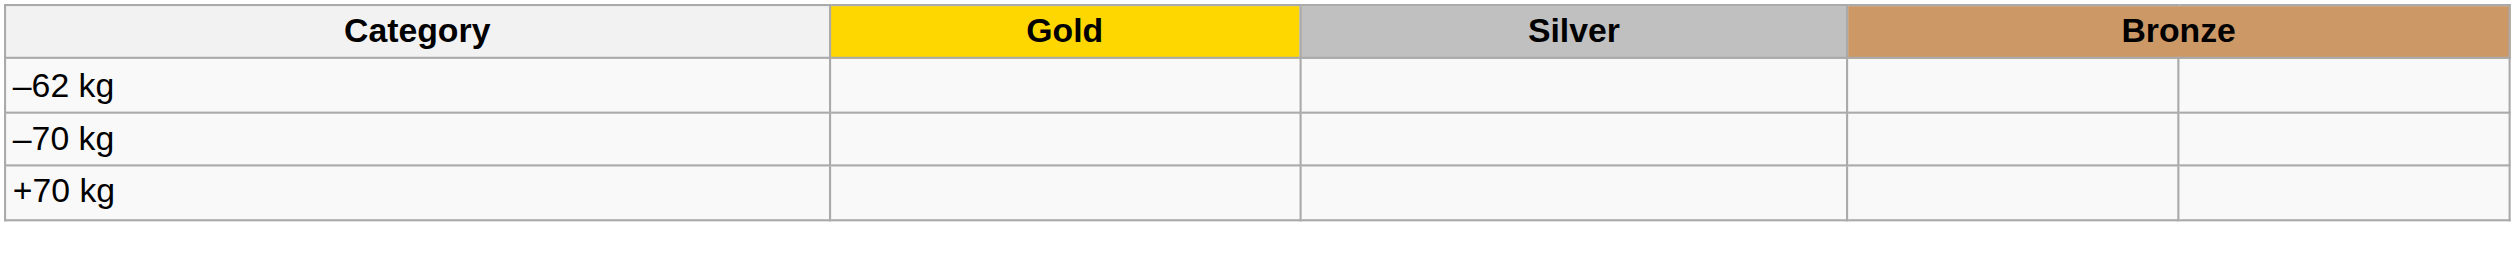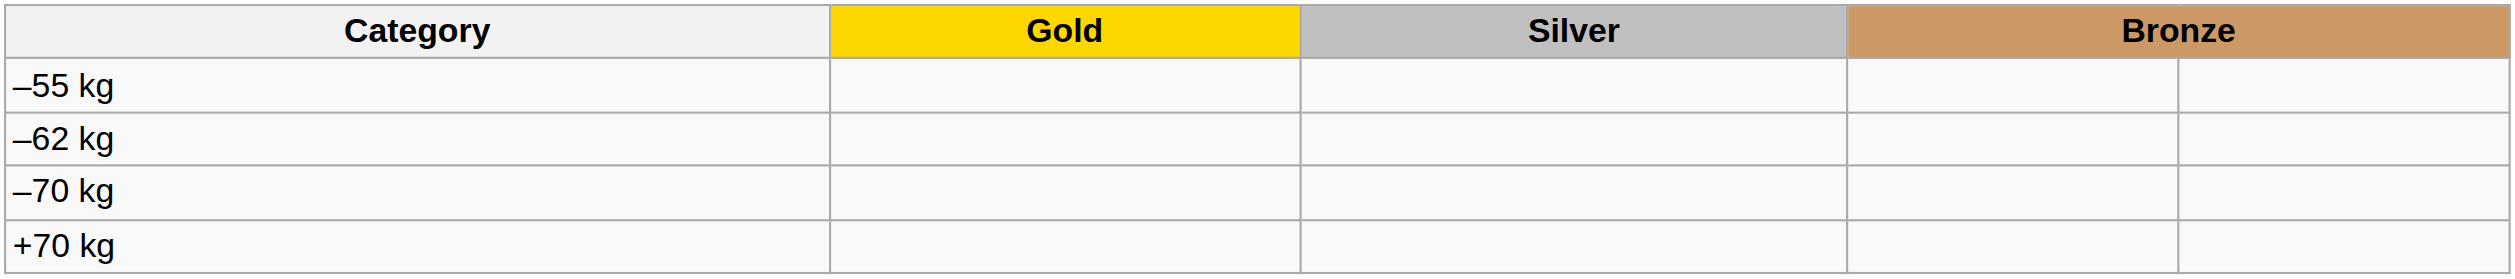+ row: (64, 84)
